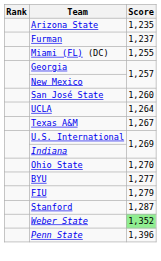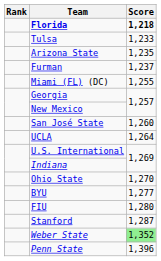+ row: (49, 25)
+ row: (44, 39)
- row: (54, 123)
(141, 193) 1,279 -> (141, 207) 1,280
